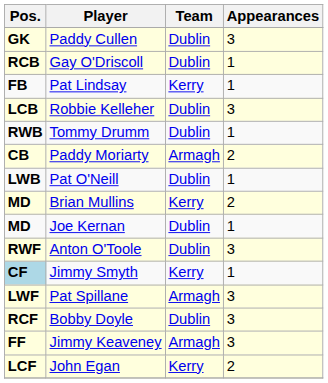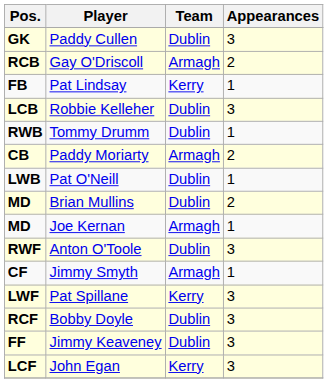(189, 62) Dublin -> (194, 62) Armagh
(231, 62) 1 -> (231, 62) 2
(186, 202) Kerry -> (189, 202) Dublin
(189, 226) Dublin -> (194, 226) Armagh
(18, 272) lightblue background -> (18, 272) no background
(186, 272) Kerry -> (194, 272) Armagh
(194, 296) Armagh -> (186, 296) Kerry
(194, 343) Armagh -> (189, 343) Dublin
(231, 366) 2 -> (231, 366) 3
